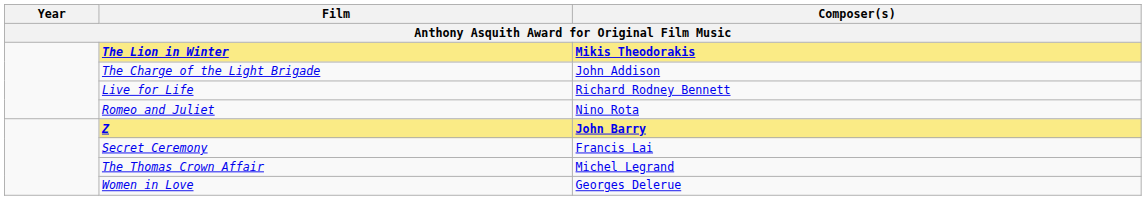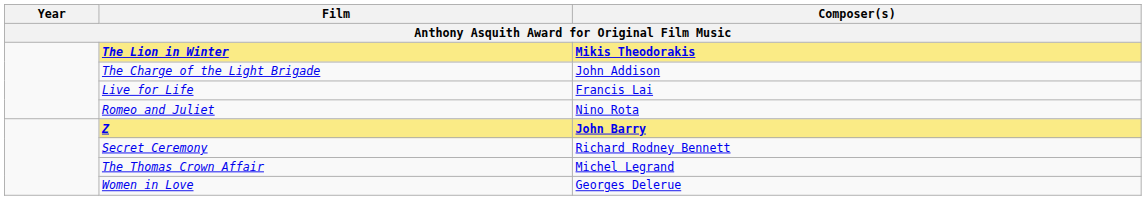(653, 90) Richard Rodney Bennett -> (614, 90) Francis Lai
(614, 147) Francis Lai -> (653, 147) Richard Rodney Bennett
